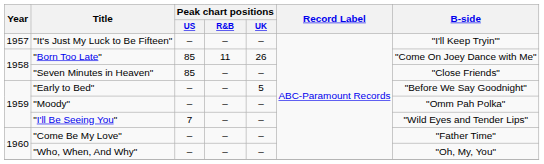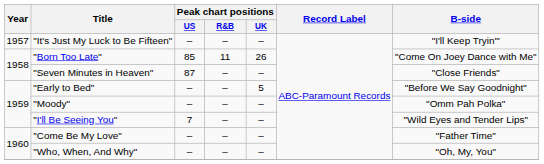(189, 72) 85 -> (189, 72) 87
